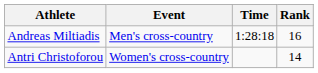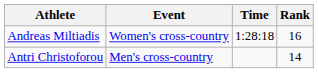(161, 36) Men's cross-country -> (169, 36) Women's cross-country
(169, 57) Women's cross-country -> (161, 57) Men's cross-country
